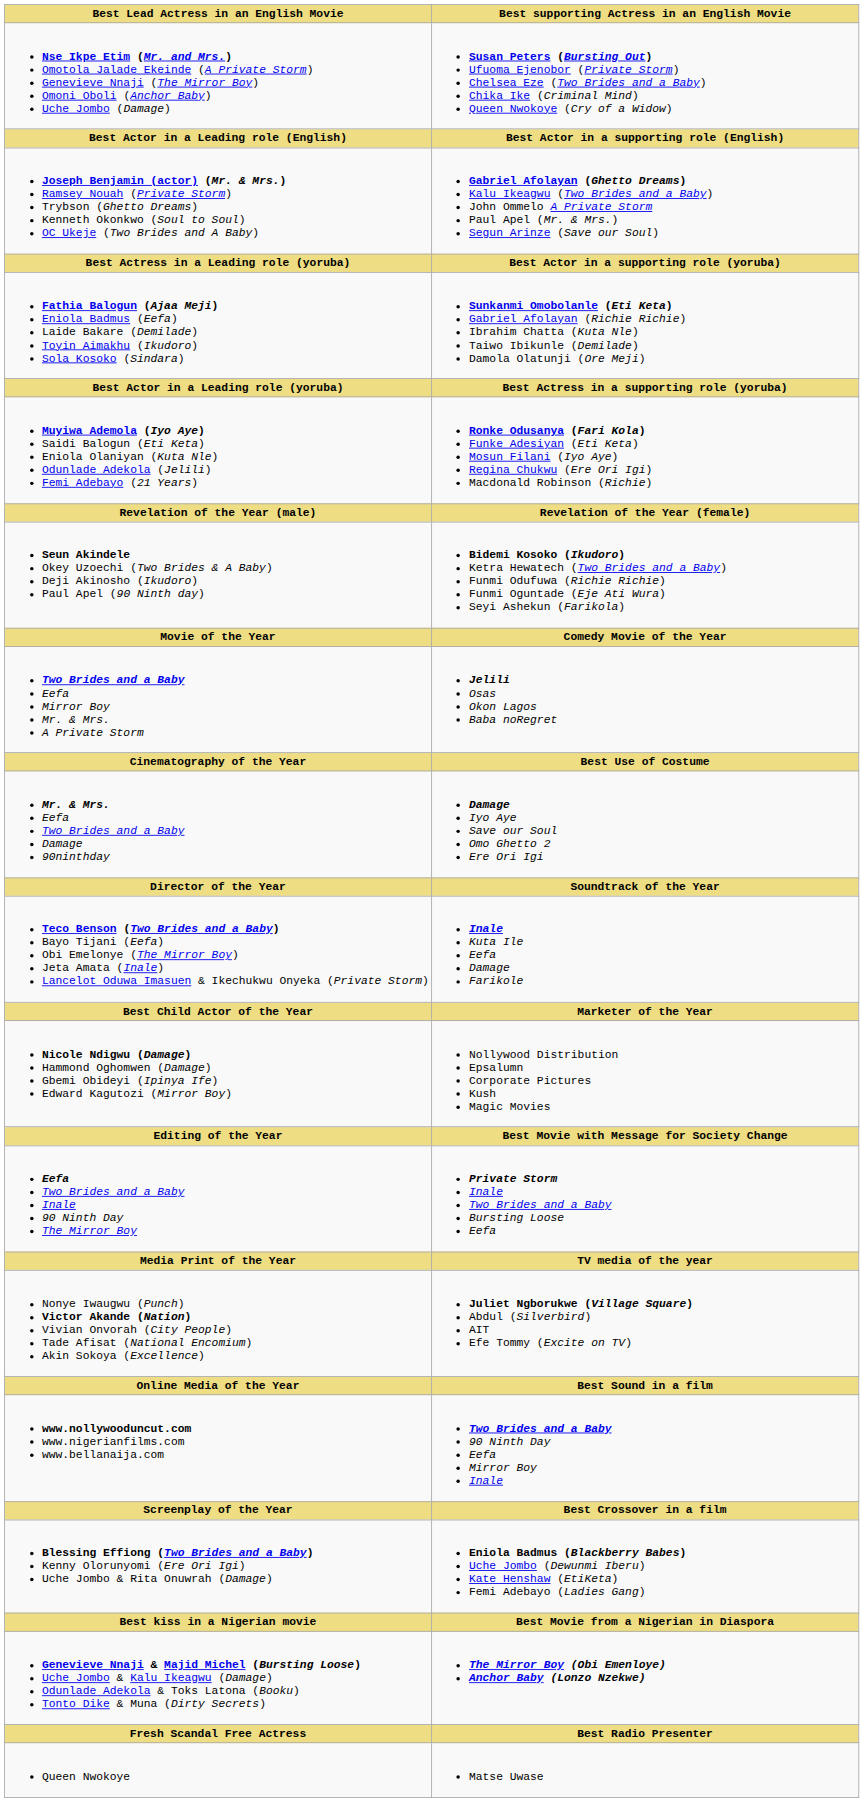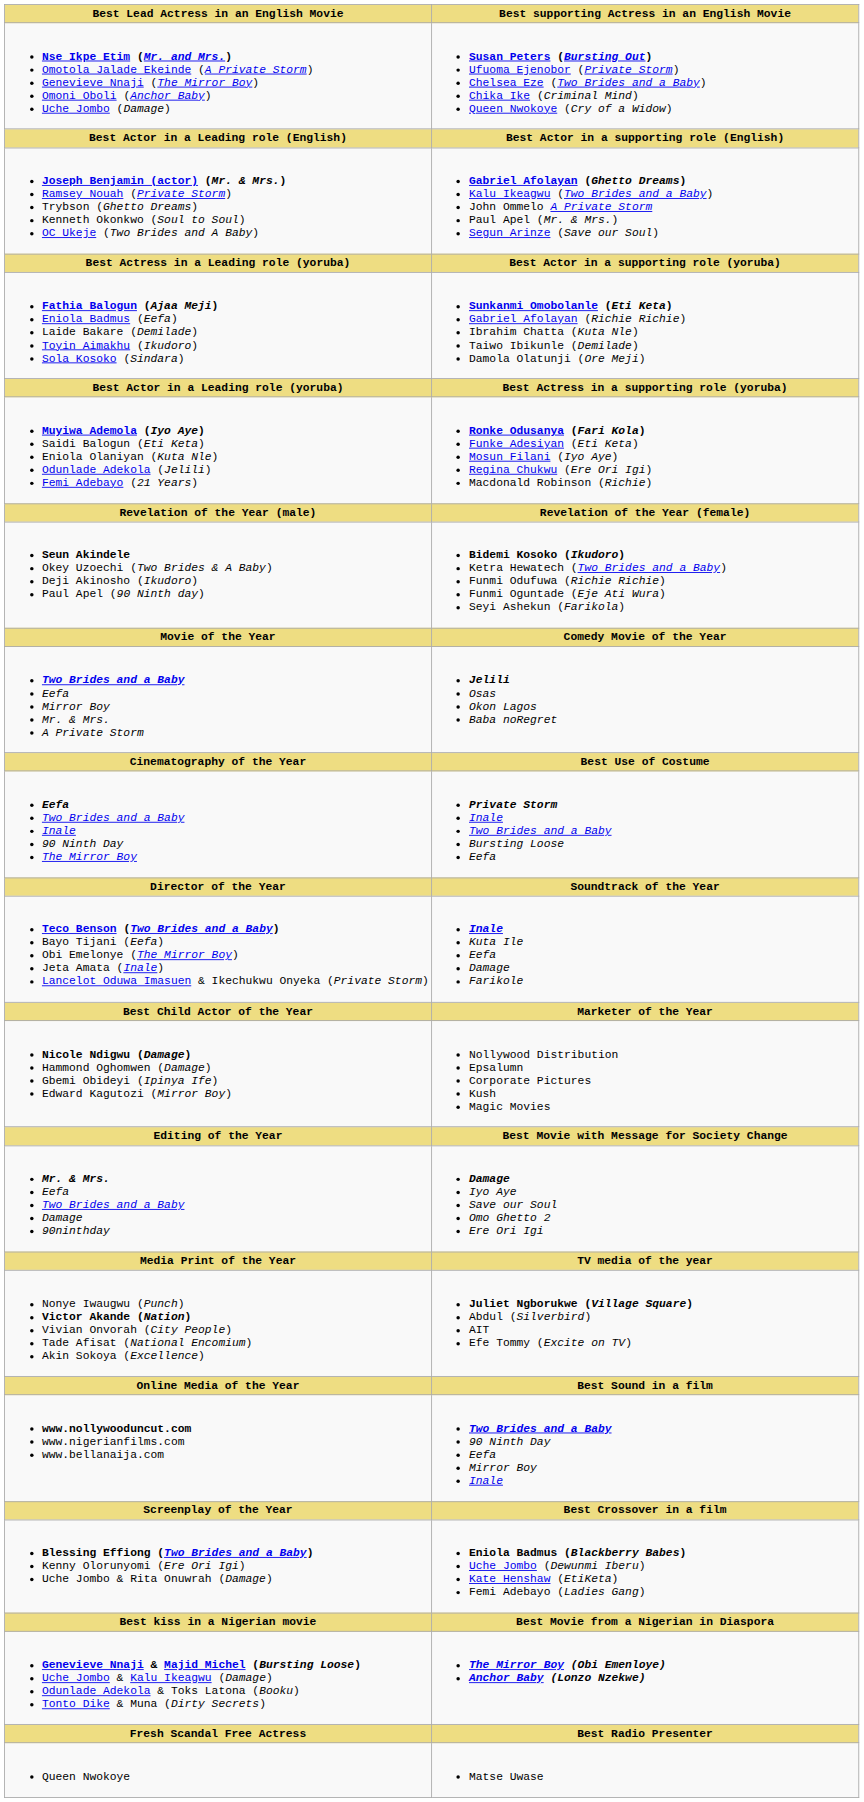rows swapped: (218, 1205) <-> (218, 831)
